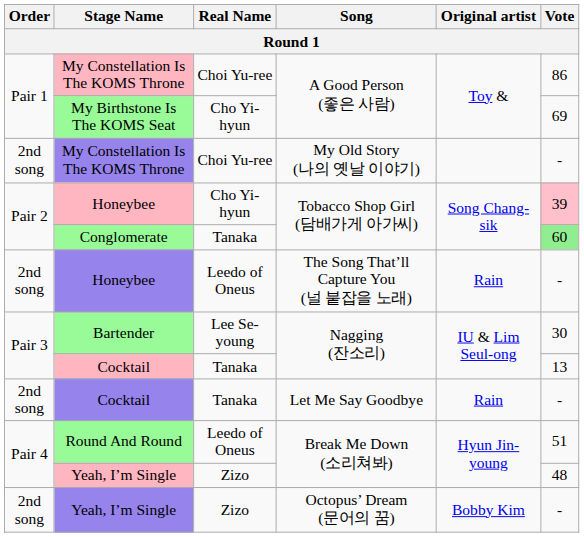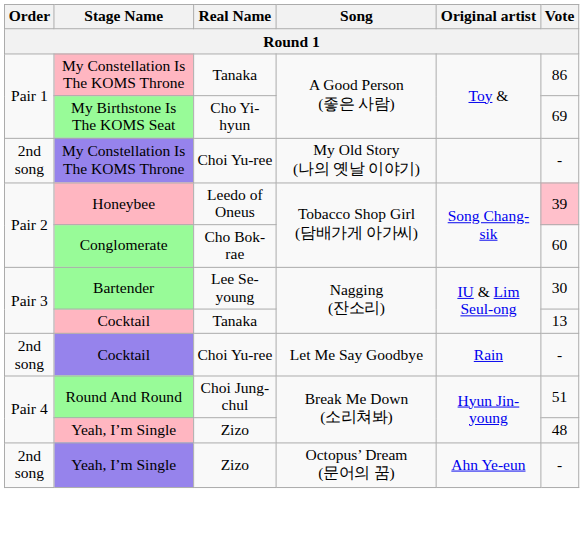(235, 74) Choi Yu-ree -> (235, 74) Tanaka
(235, 203) Cho Yi-hyun -> (235, 203) Leedo of Oneus
(235, 237) Tanaka -> (235, 245) Cho Bok-rae
(560, 237) lightgreen background -> (560, 245) no background
- row: (124, 280)
(235, 399) Tanaka -> (235, 354) Choi Yu-ree
(235, 441) Leedo of Oneus -> (235, 396) Choi Jung-chul
(488, 509) Bobby Kim -> (488, 464) Ahn Ye-eun
